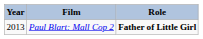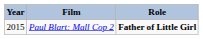(16, 27) 2013 -> (16, 27) 2015
